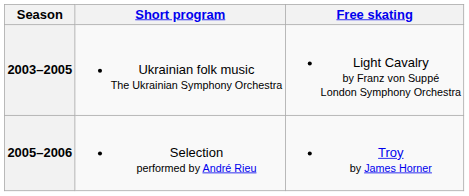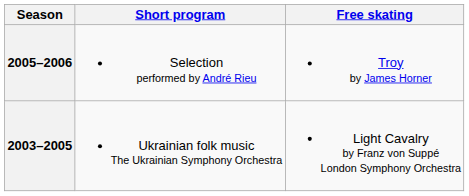rows swapped: (40, 153) <-> (40, 70)
